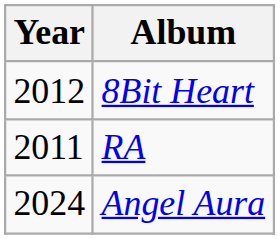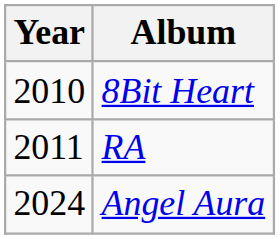(49, 89) 2012 -> (49, 89) 2010
